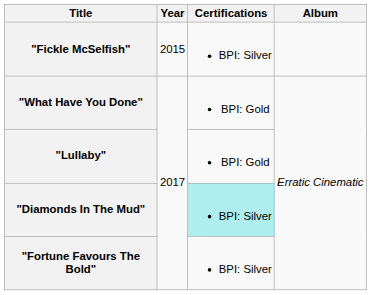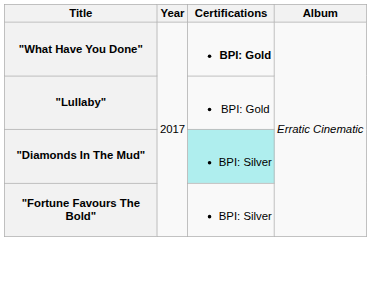- row: (81, 49)
(231, 109) normal -> (231, 56) bold
